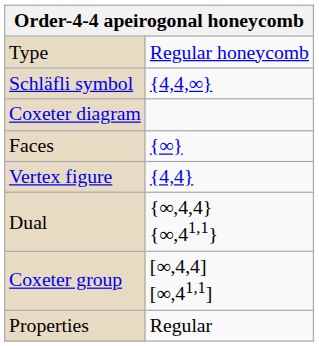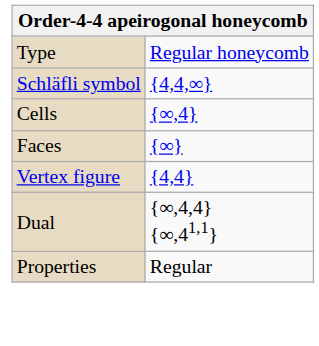- row: (75, 114)
+ row: (37, 114)
- row: (66, 280)
